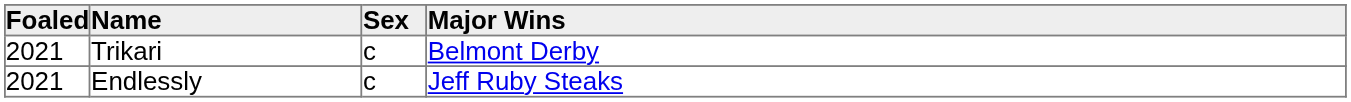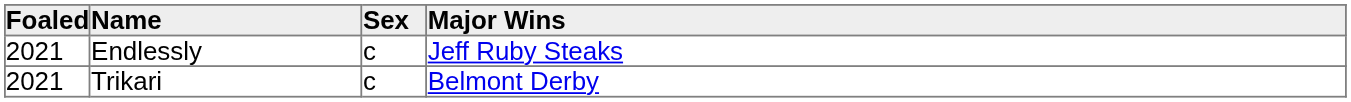rows swapped: (127, 51) <-> (147, 81)
